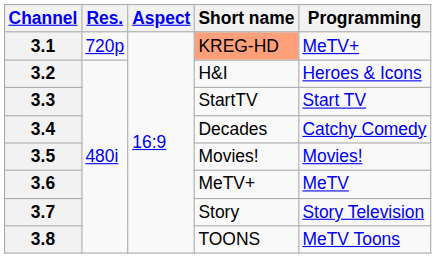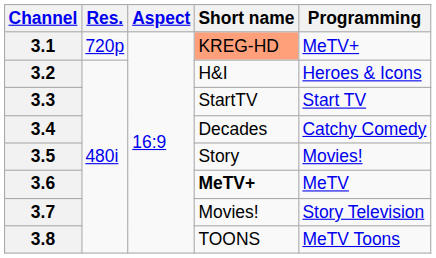(228, 156) Movies! -> (219, 156) Story
(227, 184) normal -> (227, 184) bold
(219, 211) Story -> (228, 211) Movies!
